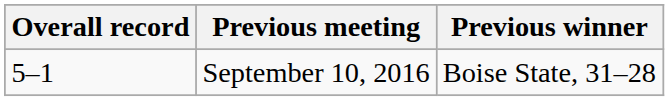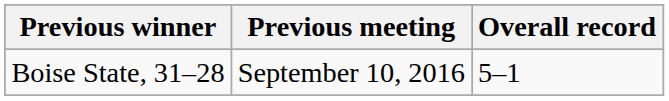columns swapped: (100, 26) <-> (549, 26)
